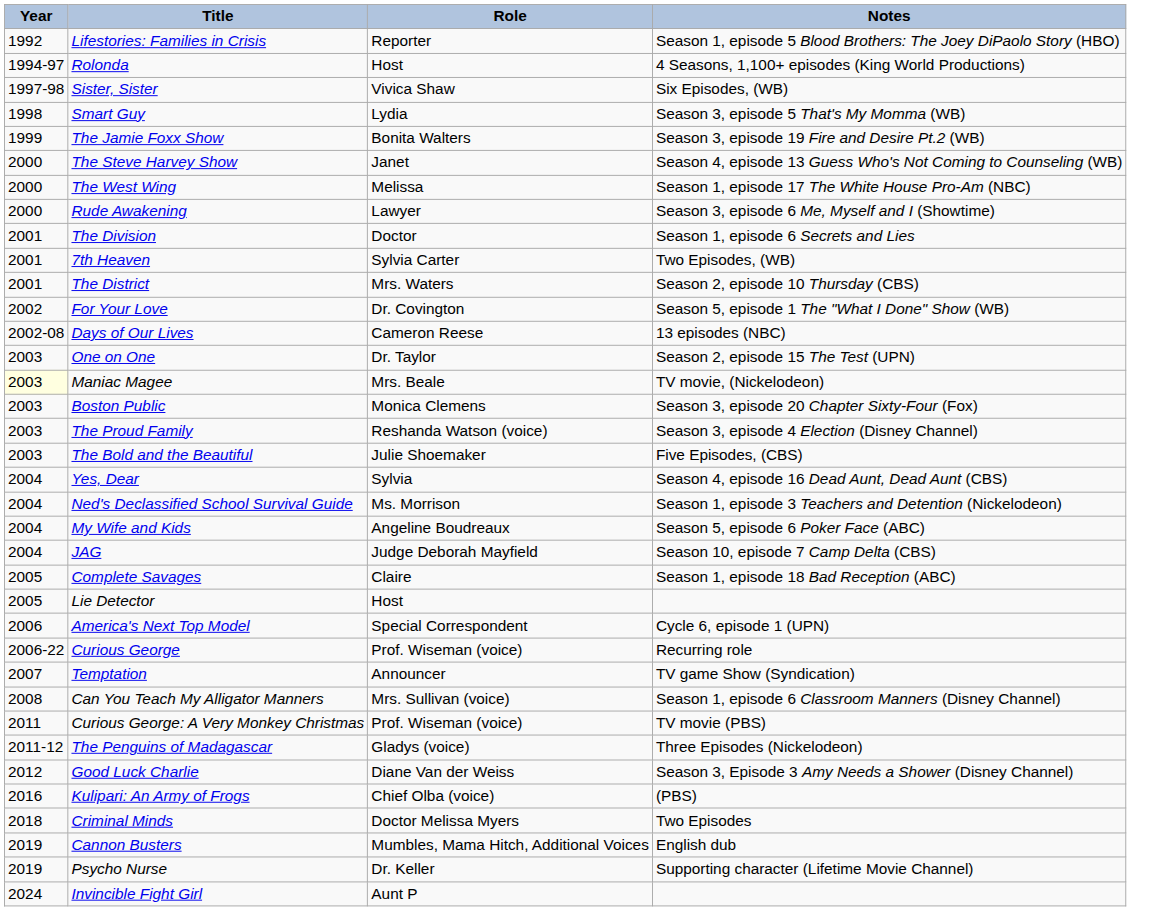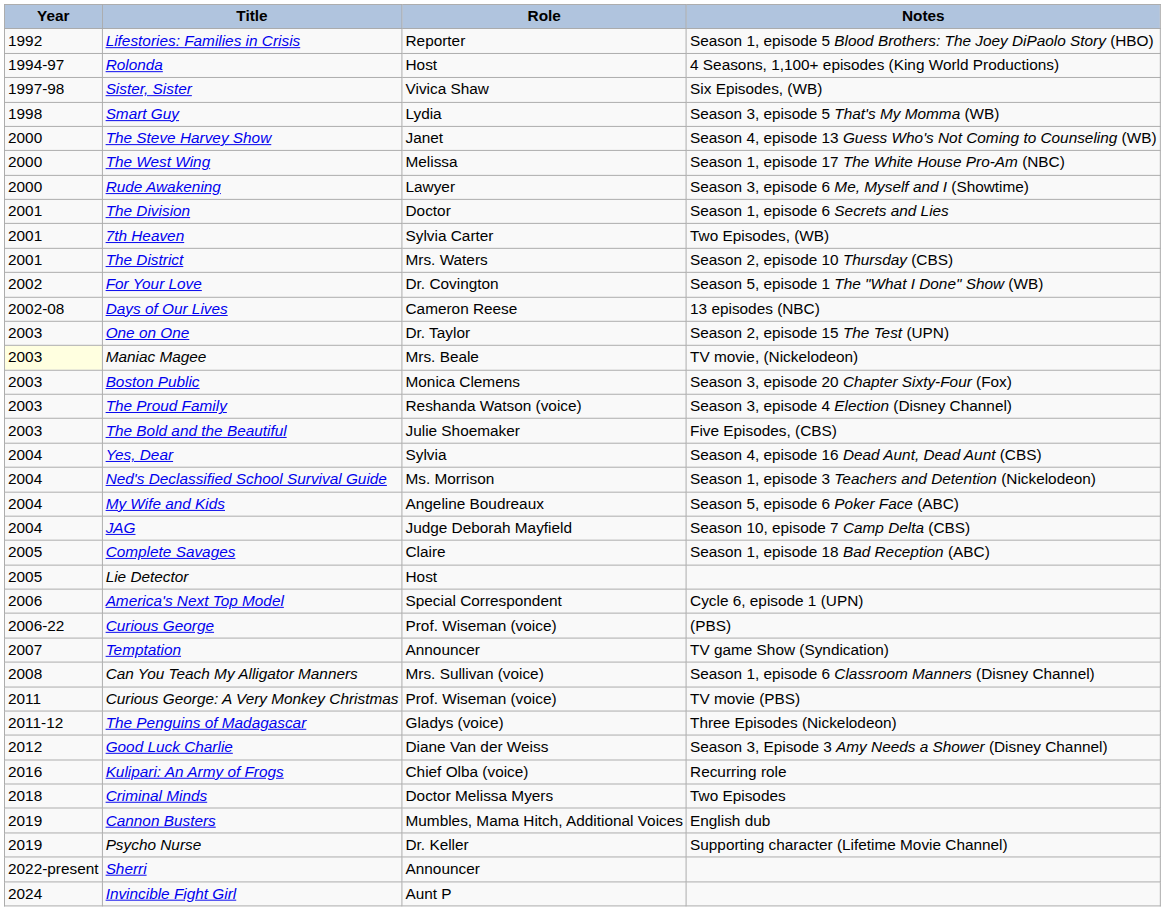- row: (147, 138)
(704, 650) Recurring role -> (711, 625) (PBS)
(676, 796) (PBS) -> (738, 771) Recurring role
+ row: (126, 869)
